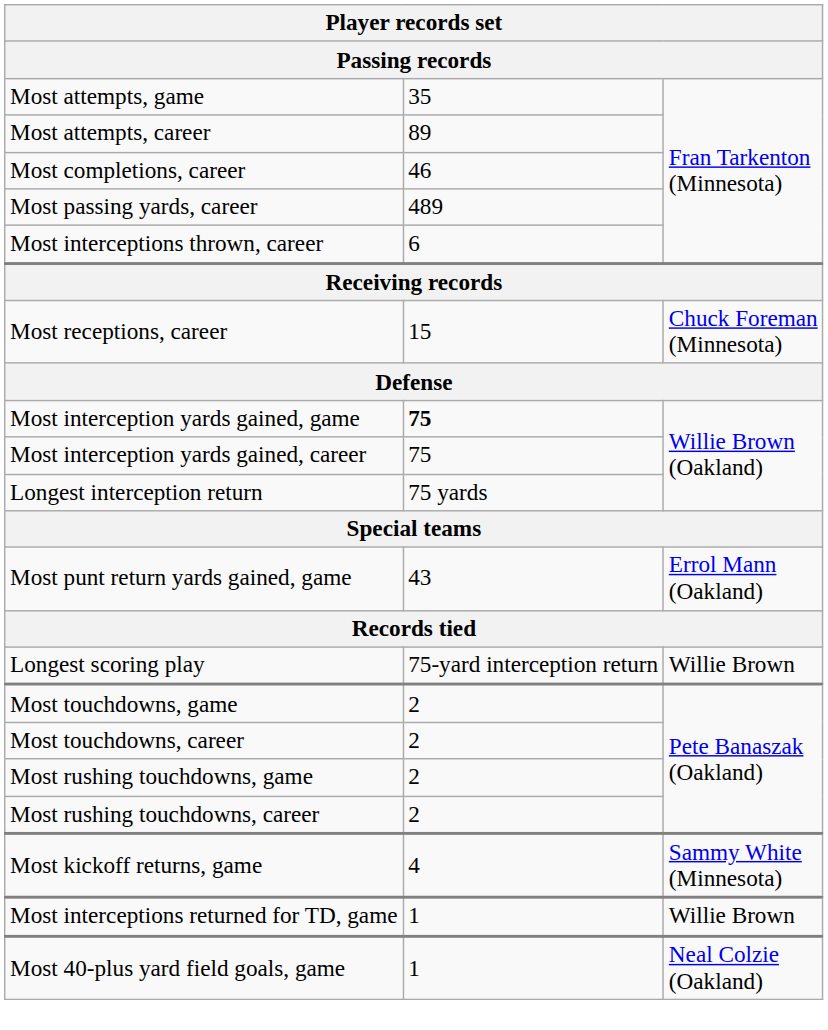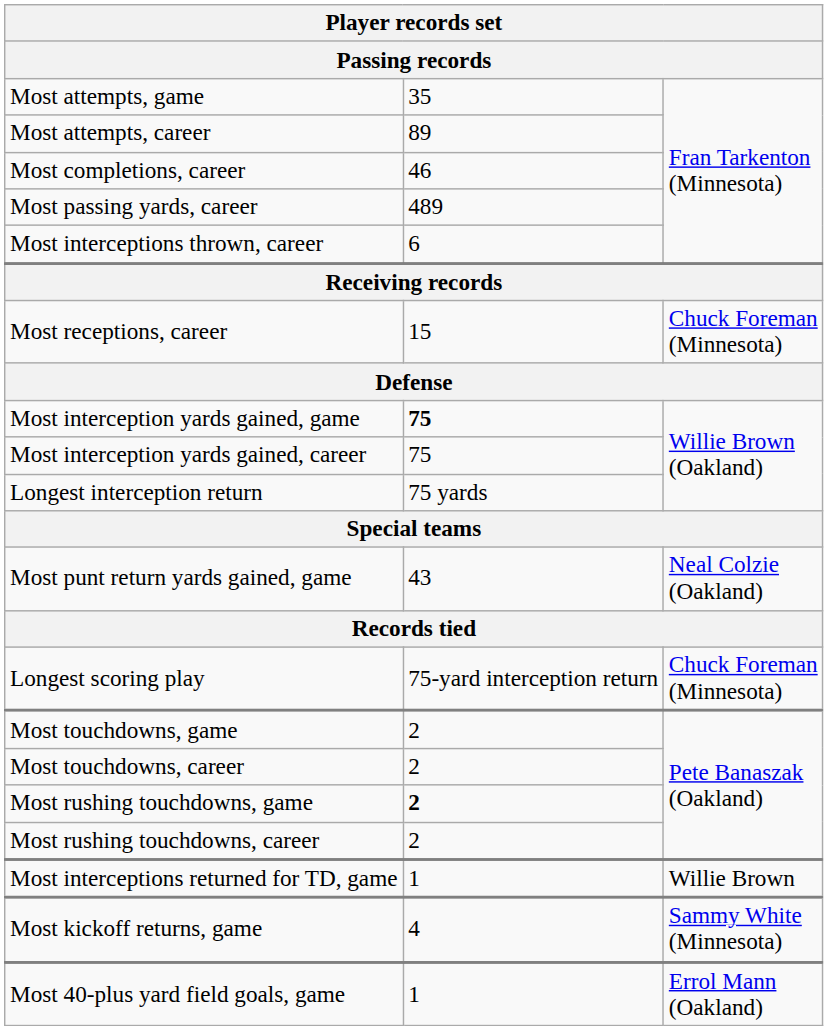(723, 578) Errol Mann (Oakland) -> (724, 578) Neal Colzie (Oakland)
(732, 665) Willie Brown -> (743, 678) Chuck Foreman (Minnesota)
(414, 777) normal -> (414, 803) bold
rows swapped: (204, 916) <-> (136, 865)
(724, 967) Neal Colzie (Oakland) -> (723, 993) Errol Mann (Oakland)
